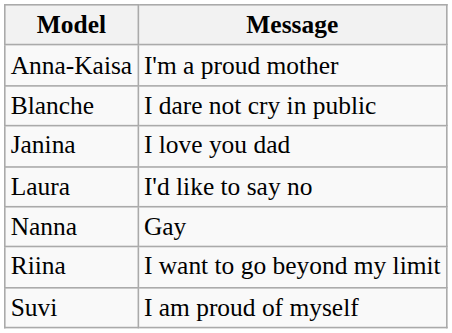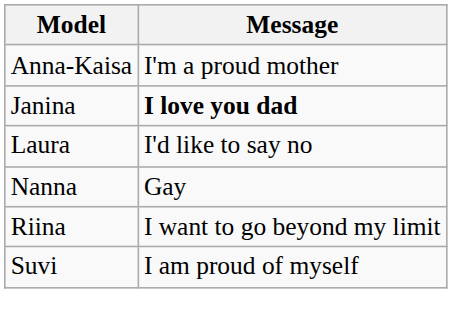- row: (52, 105)
(217, 145) normal -> (221, 105) bold
